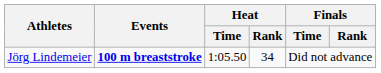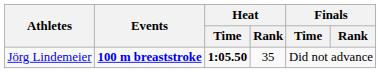(227, 57) normal -> (227, 57) bold
(267, 57) 34 -> (268, 57) 35
